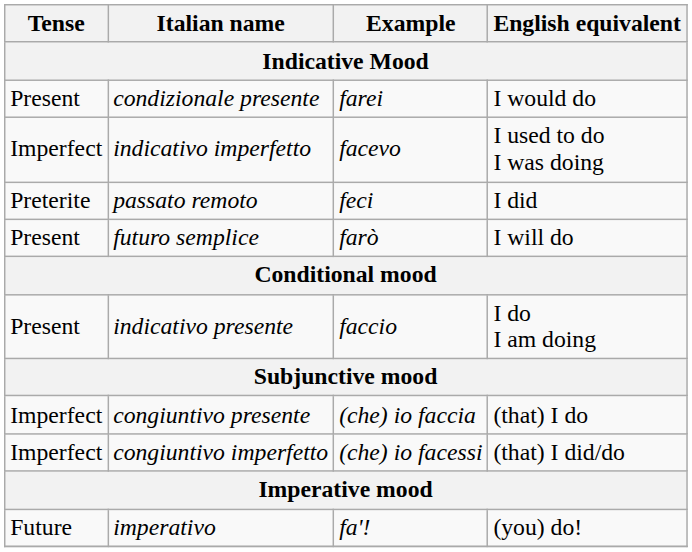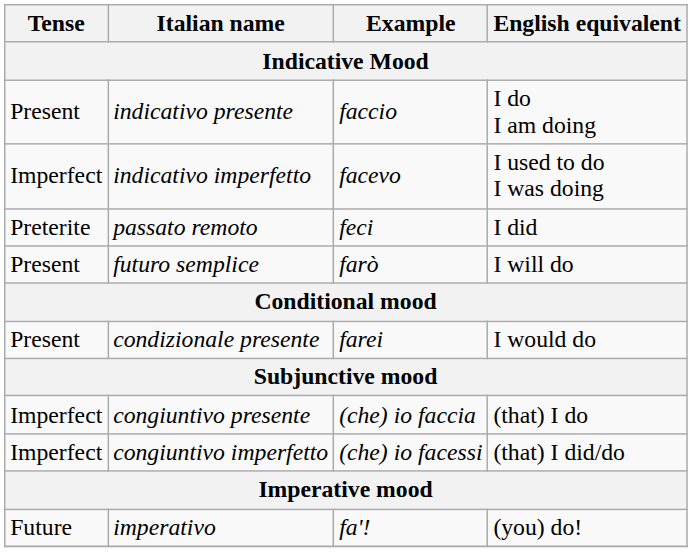rows swapped: (203, 326) <-> (216, 98)
